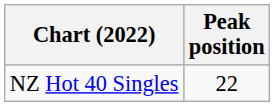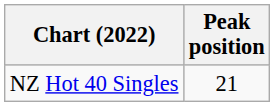(227, 82) 22 -> (227, 82) 21
